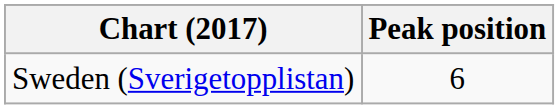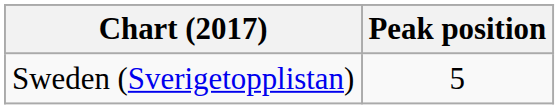(457, 77) 6 -> (457, 77) 5
